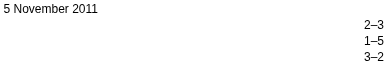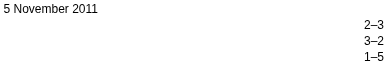rows swapped: (374, 56) <-> (374, 41)
